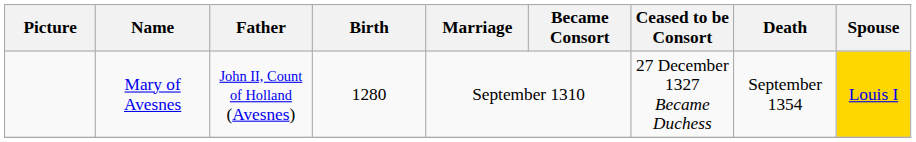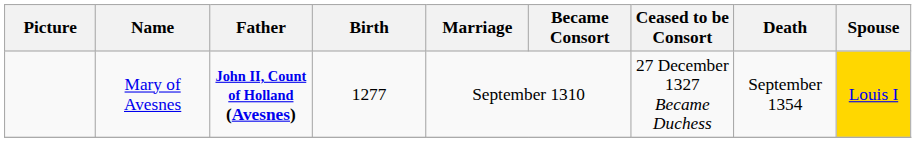(261, 95) normal -> (261, 94) bold
(369, 94) 1280 -> (369, 94) 1277
